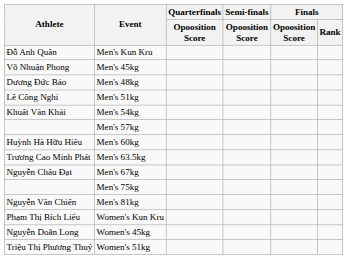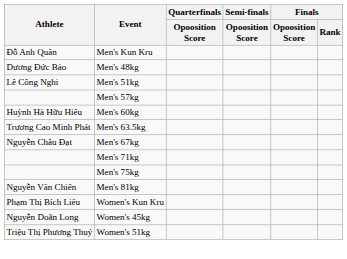- row: (118, 67)
- row: (118, 112)
+ row: (118, 157)
